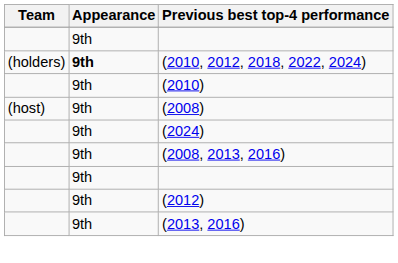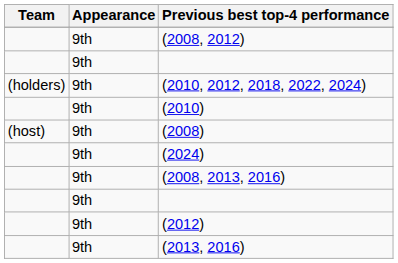+ row: (37, 39)
(83, 62) bold -> (82, 85) normal
